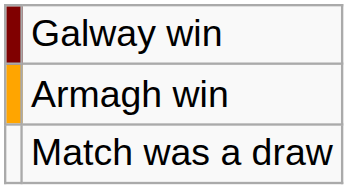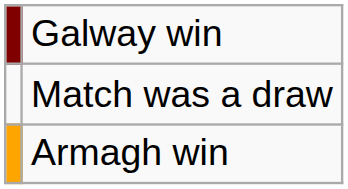rows swapped: (130, 93) <-> (182, 152)
